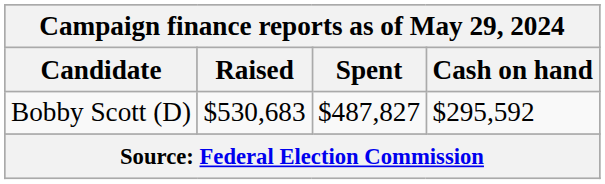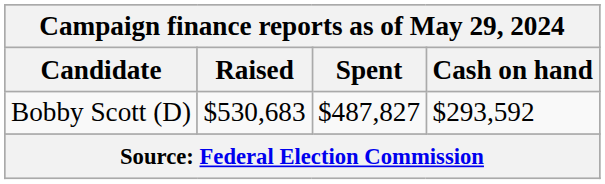(484, 112) $295,592 -> (484, 112) $293,592
